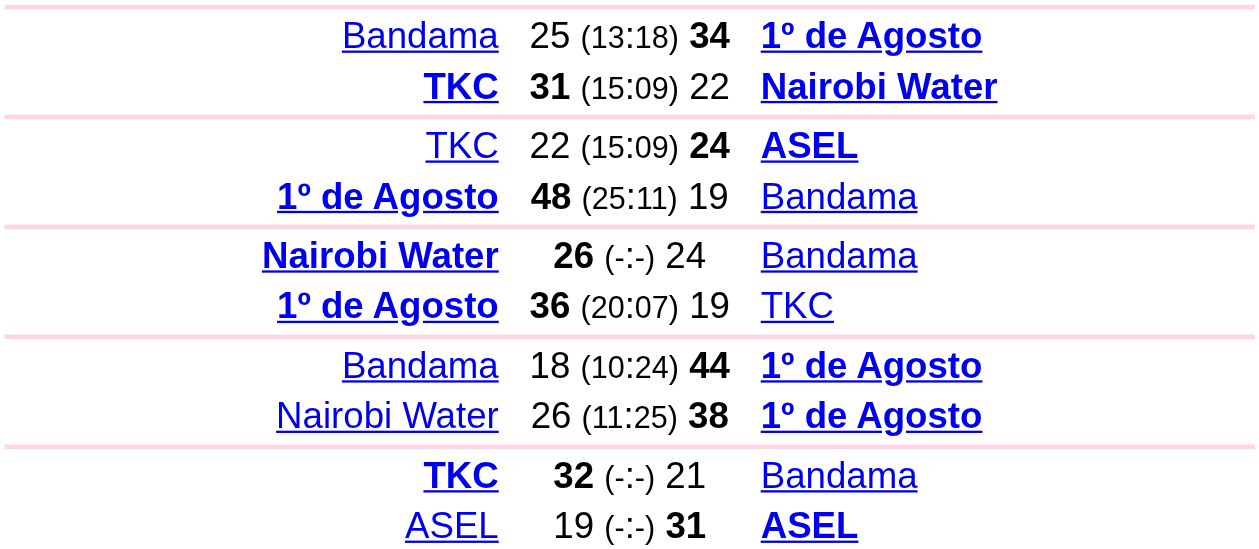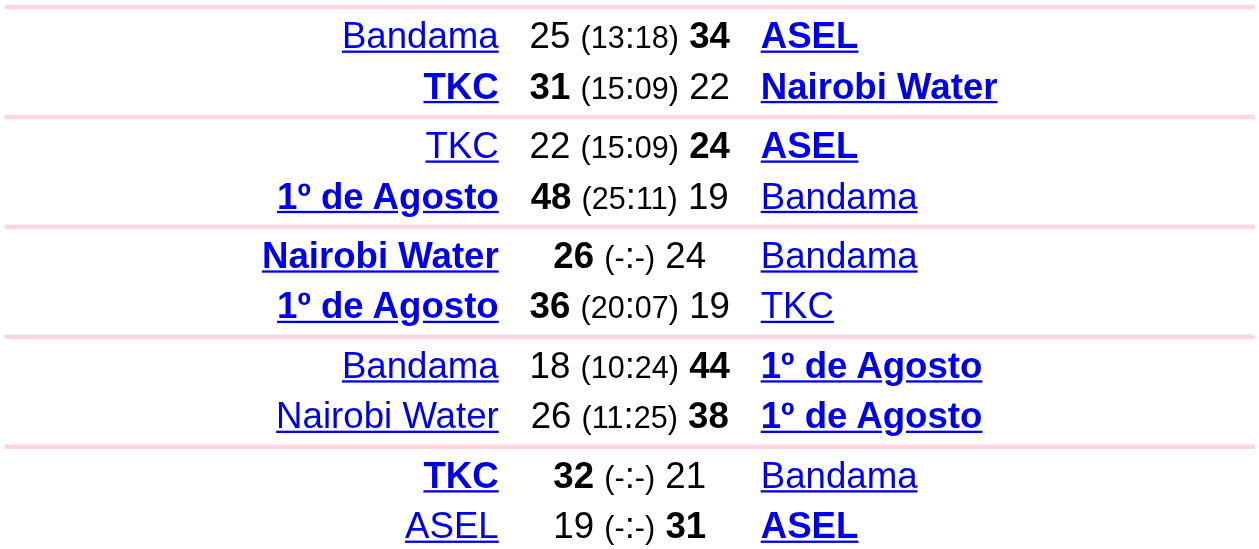(872, 36) 1º de Agosto -> (810, 36) ASEL
